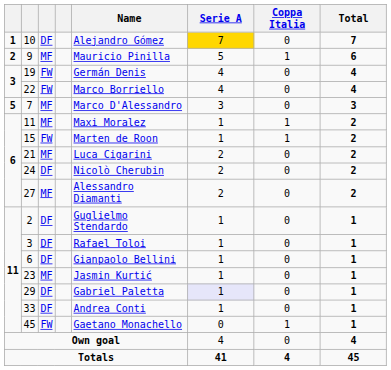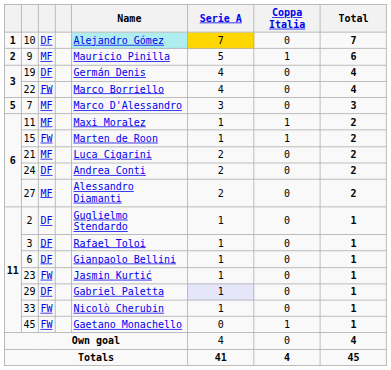(119, 40) no background -> (119, 40) paleturquoise background
(46, 73) FW -> (46, 73) DF
(119, 171) Nicolò Cherubin -> (110, 171) Andrea Conti
(46, 276) MF -> (46, 276) FW
(46, 308) DF -> (46, 308) FW
(110, 308) Andrea Conti -> (119, 308) Nicolò Cherubin
